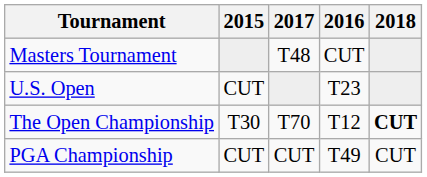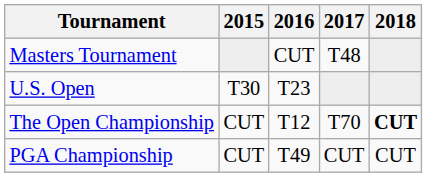columns swapped: (344, 21) <-> (294, 21)
(244, 88) CUT -> (244, 88) T30
(244, 122) T30 -> (244, 122) CUT
